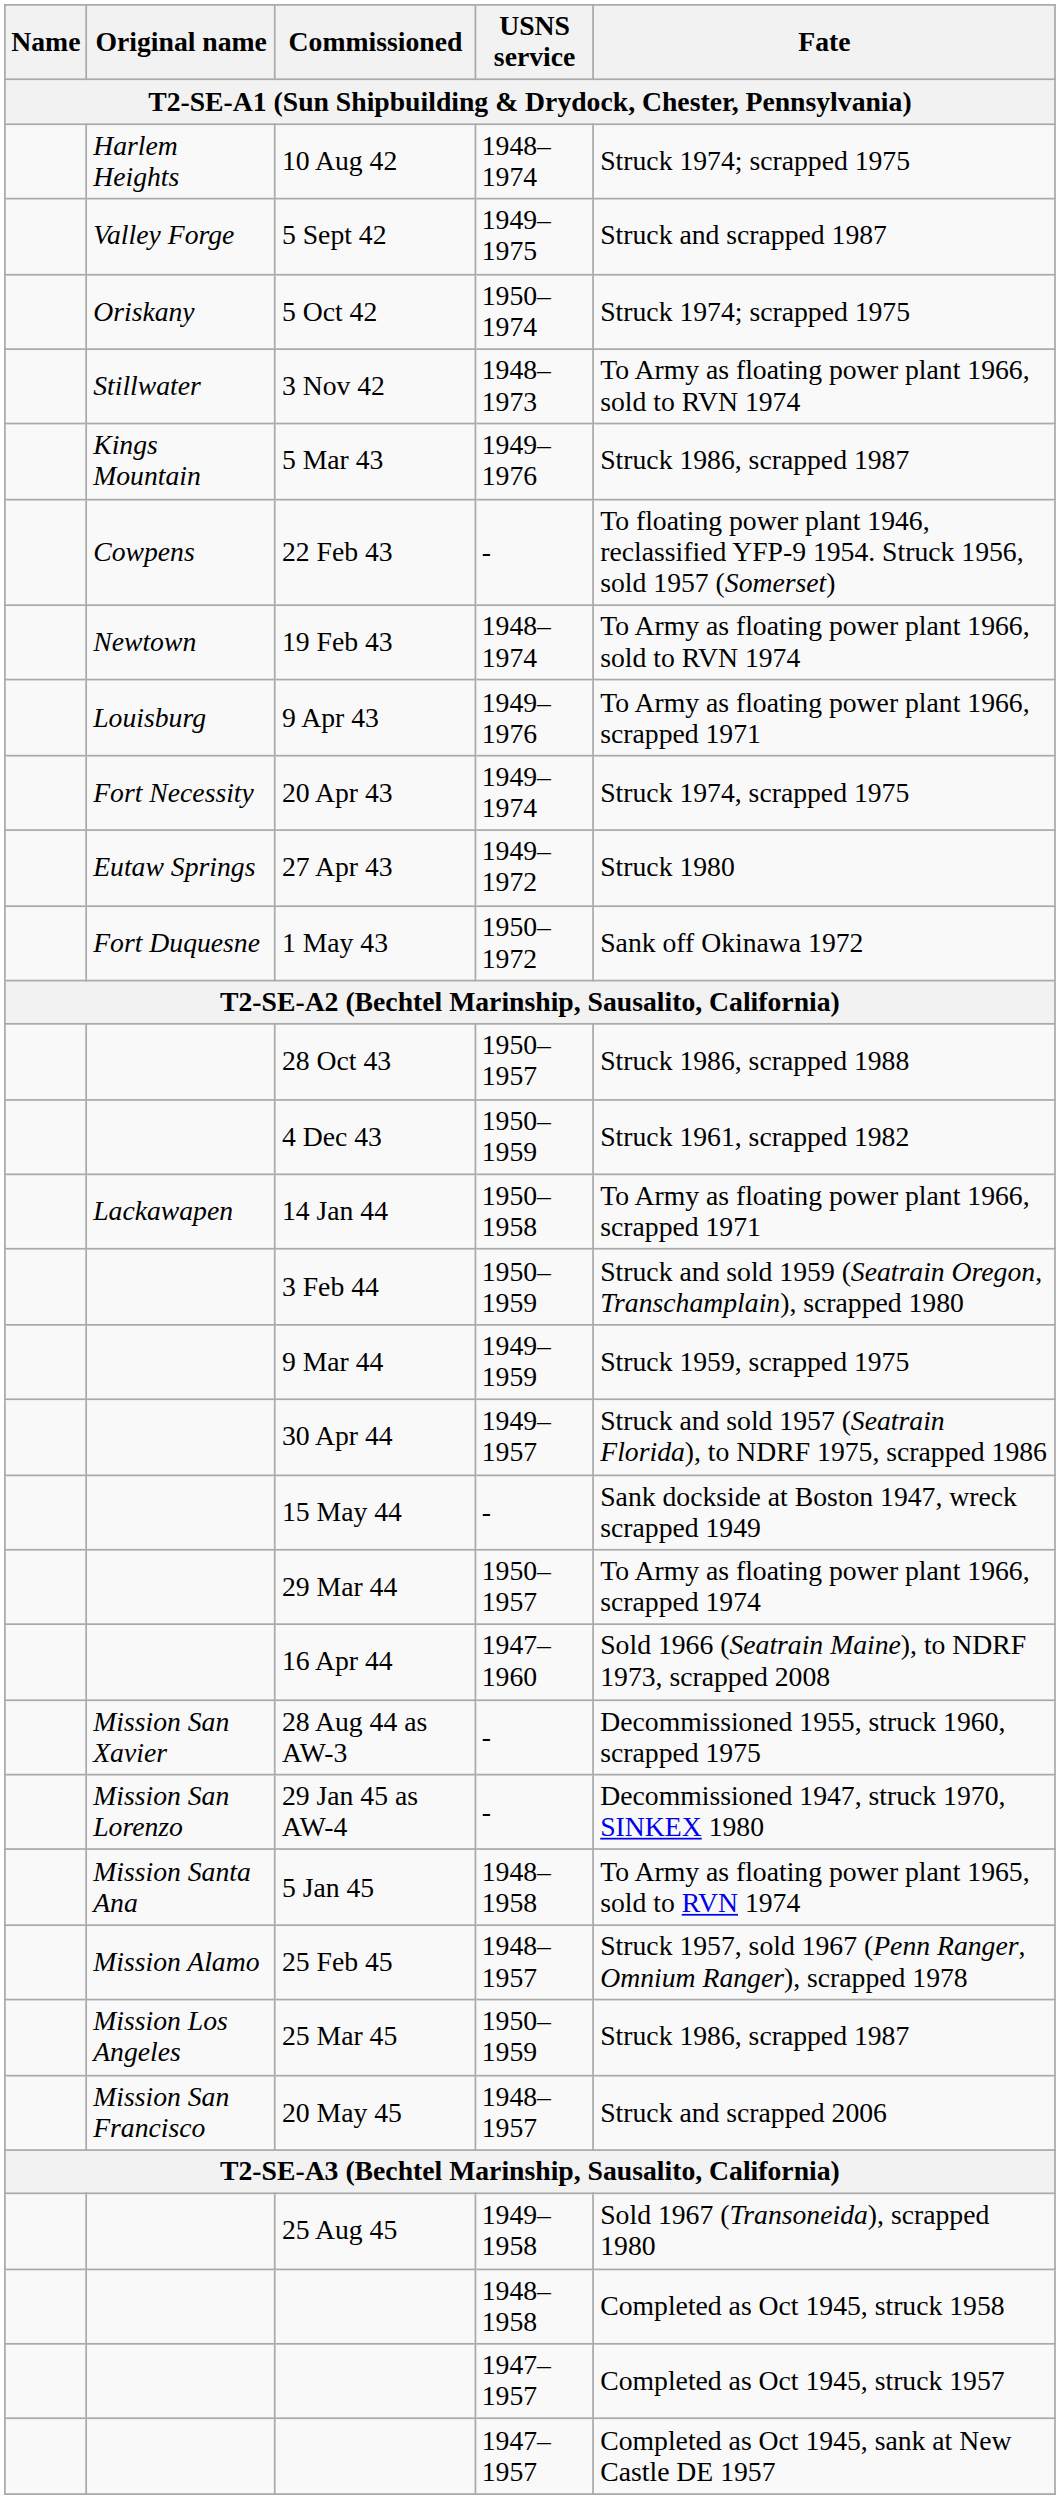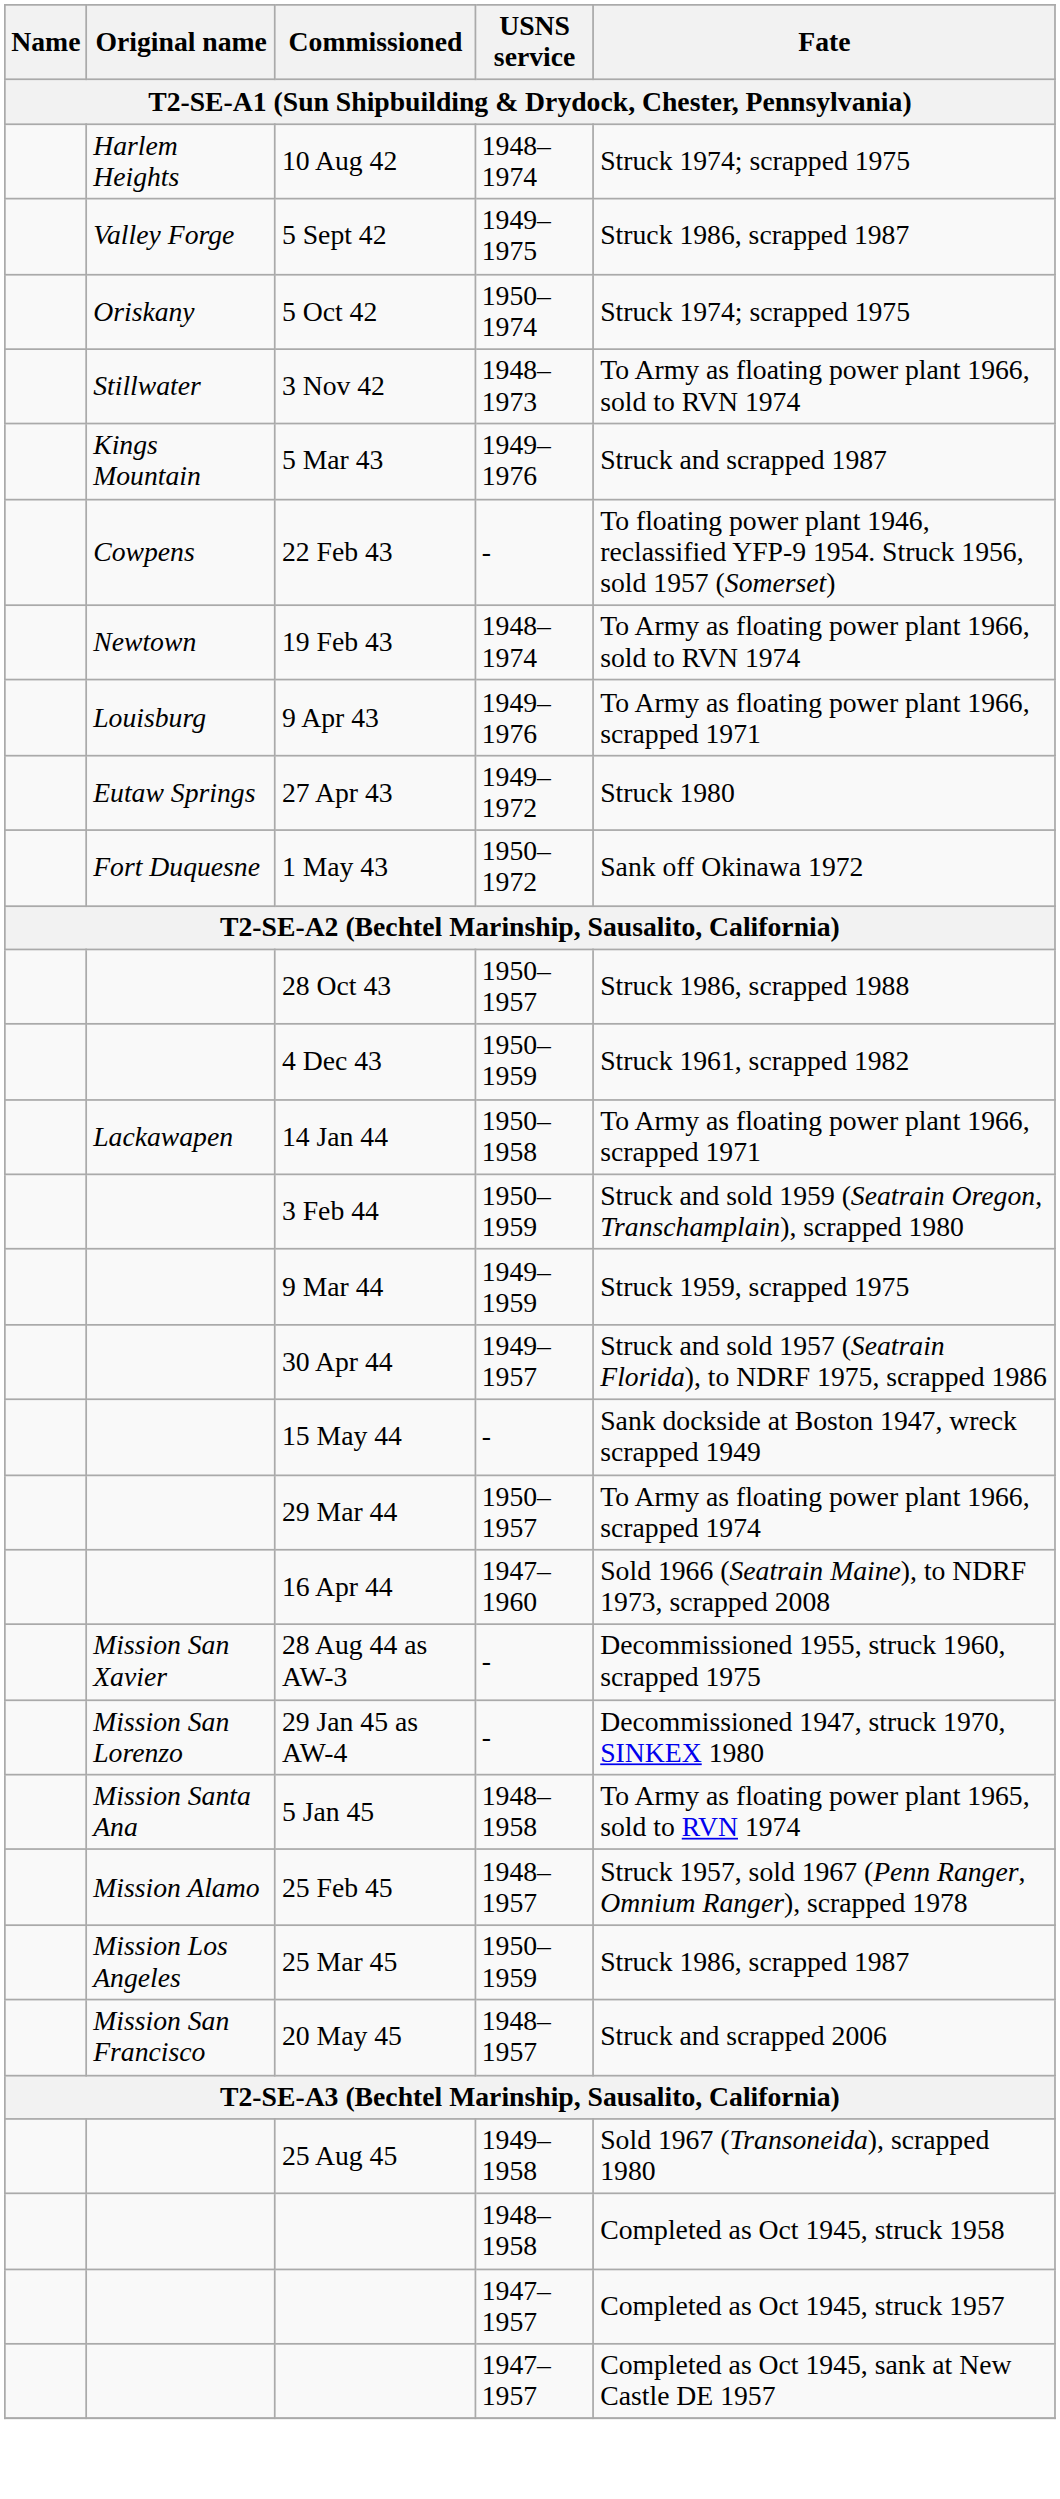(744, 235) Struck and scrapped 1987 -> (755, 235) Struck 1986, scrapped 1987
(755, 461) Struck 1986, scrapped 1987 -> (744, 461) Struck and scrapped 1987
- row: (337, 792)
